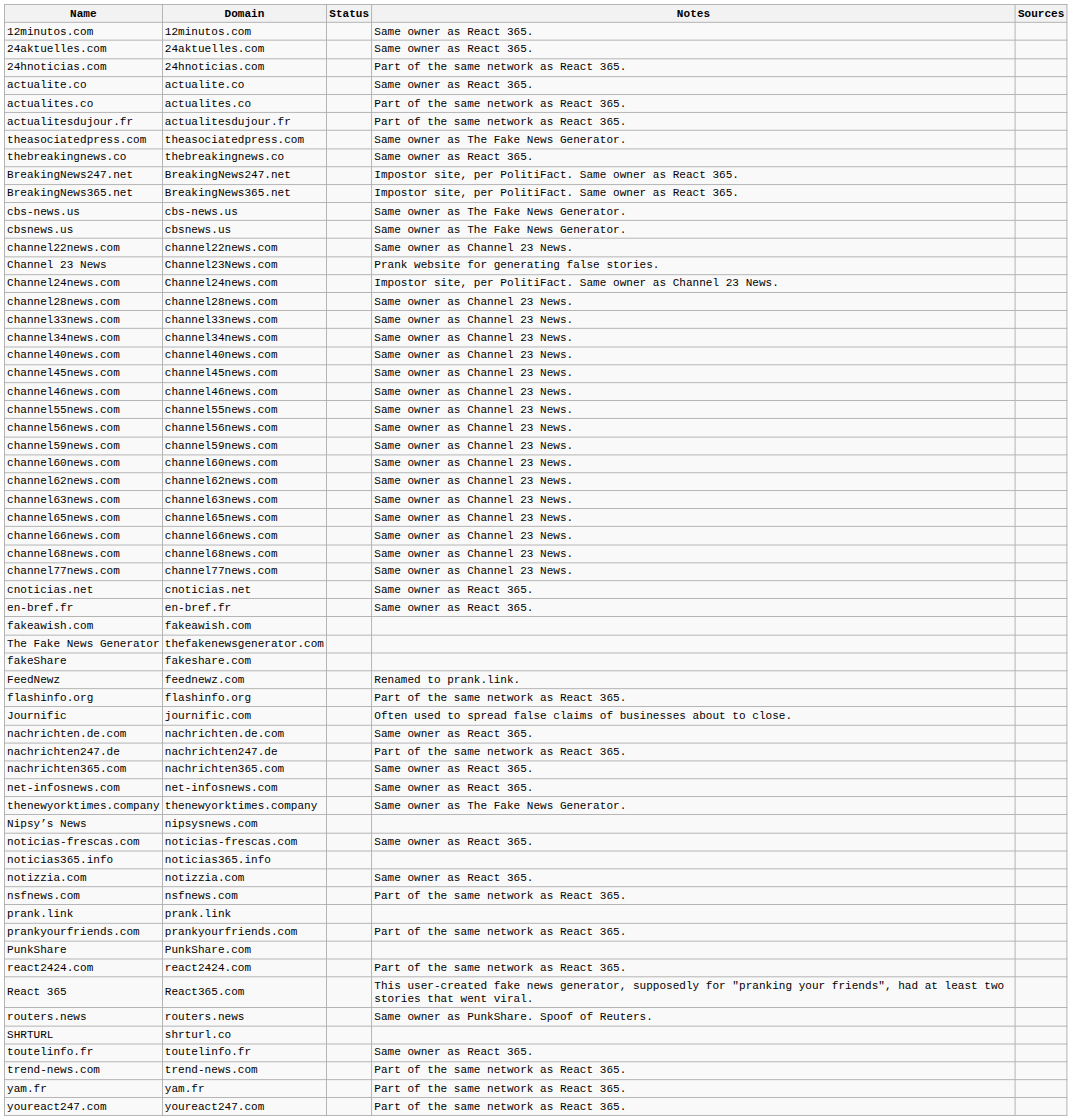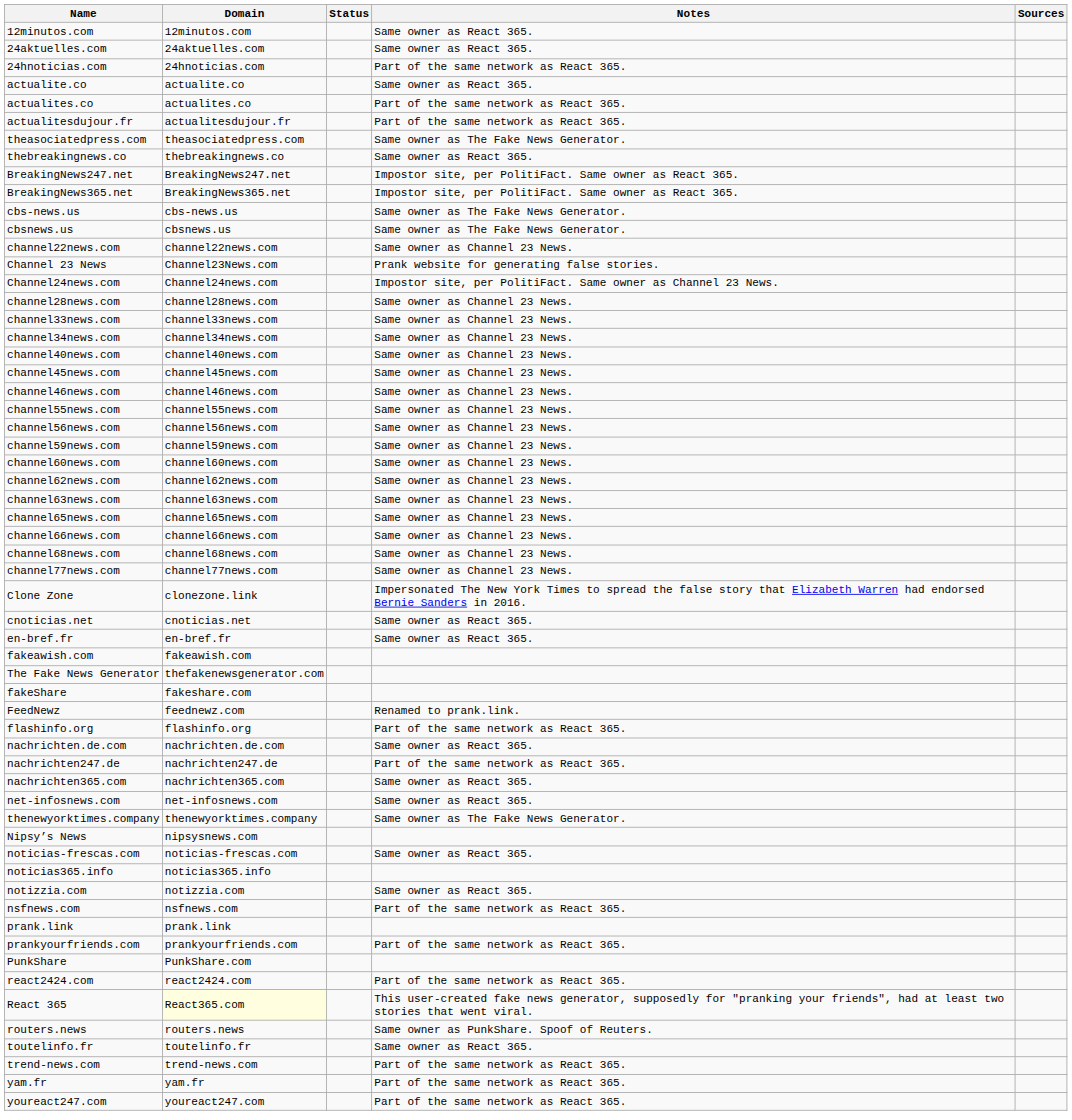+ row: (40, 596)
- row: (37, 716)
(205, 992) no background -> (205, 1005) lightyellow background
- row: (30, 1035)
